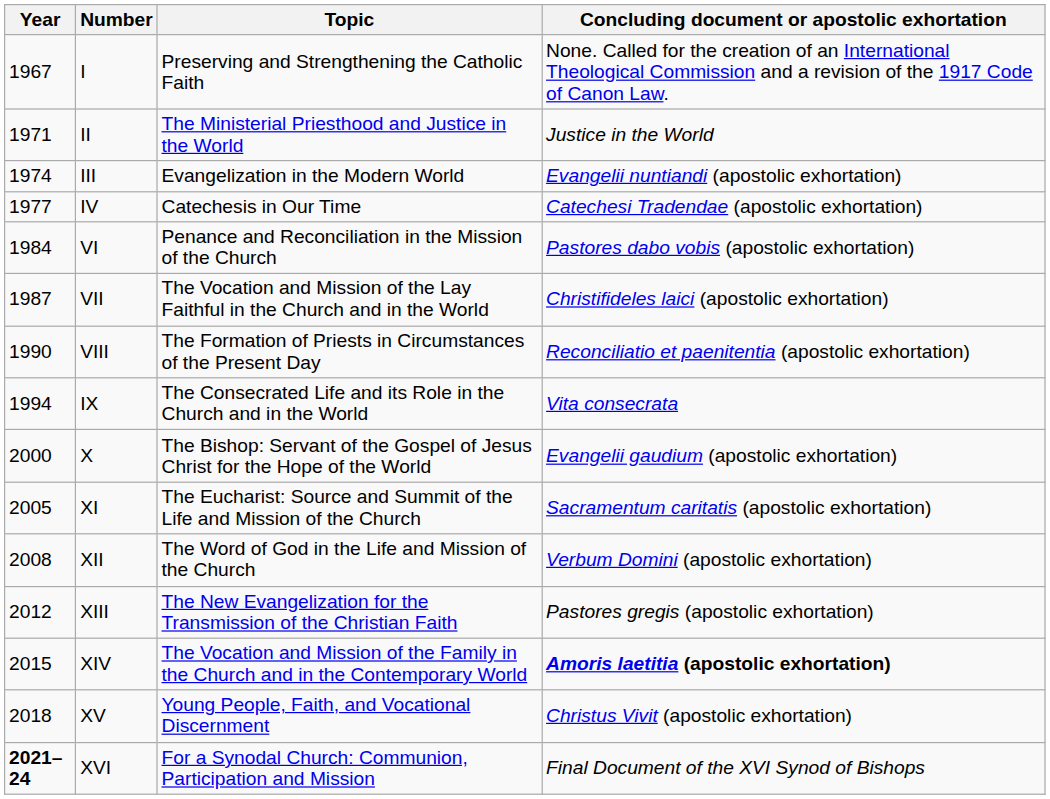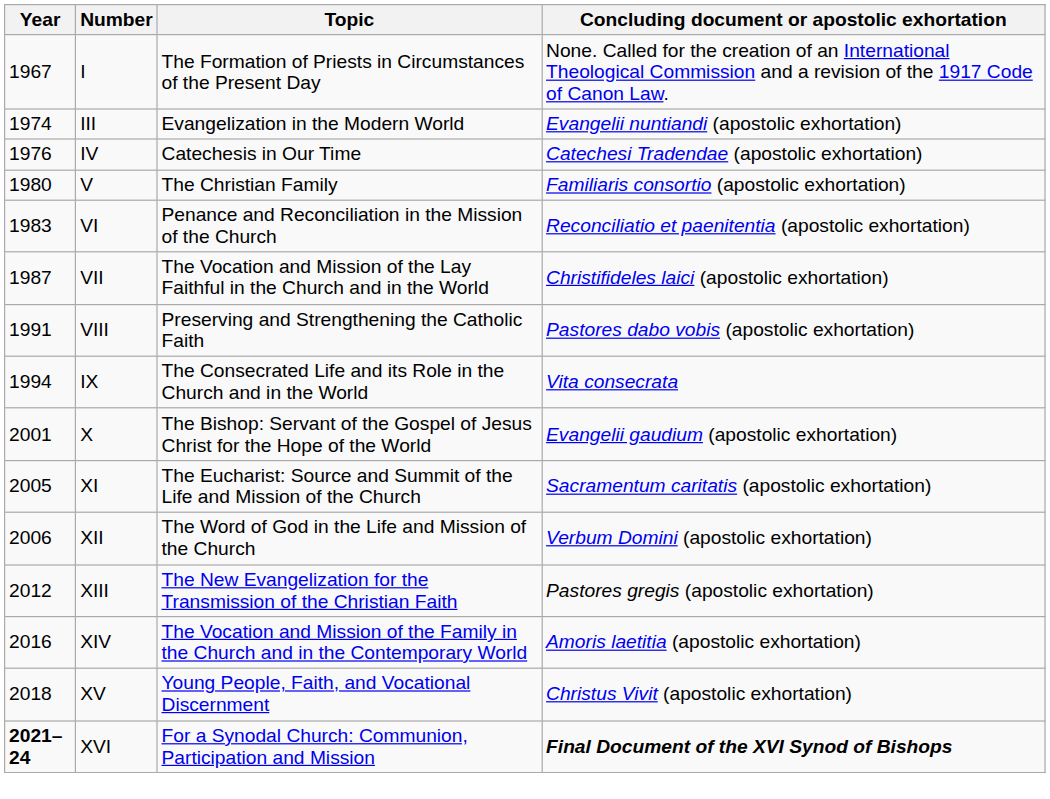(342, 71) Preserving and Strengthening the Catholic Faith -> (343, 71) The Formation of Priests in Circumstances of the Present Day
- row: (85, 134)
(30, 206) 1977 -> (30, 154) 1976
+ row: (87, 184)
(30, 247) 1984 -> (30, 225) 1983
(730, 247) Pastores dabo vobis (apostolic exhortation) -> (758, 225) Reconciliatio et paenitentia (apostolic exhortation)
(30, 351) 1990 -> (30, 330) 1991
(343, 351) The Formation of Priests in Circumstances of the Present Day -> (342, 330) Preserving and Strengthening the Catholic Faith
(758, 351) Reconciliatio et paenitentia (apostolic exhortation) -> (730, 330) Pastores dabo vobis (apostolic exhortation)
(30, 455) 2000 -> (30, 434) 2001
(30, 559) 2008 -> (30, 538) 2006
(30, 663) 2015 -> (30, 642) 2016
(718, 663) bold -> (703, 642) normal
(736, 768) normal -> (749, 746) bold
